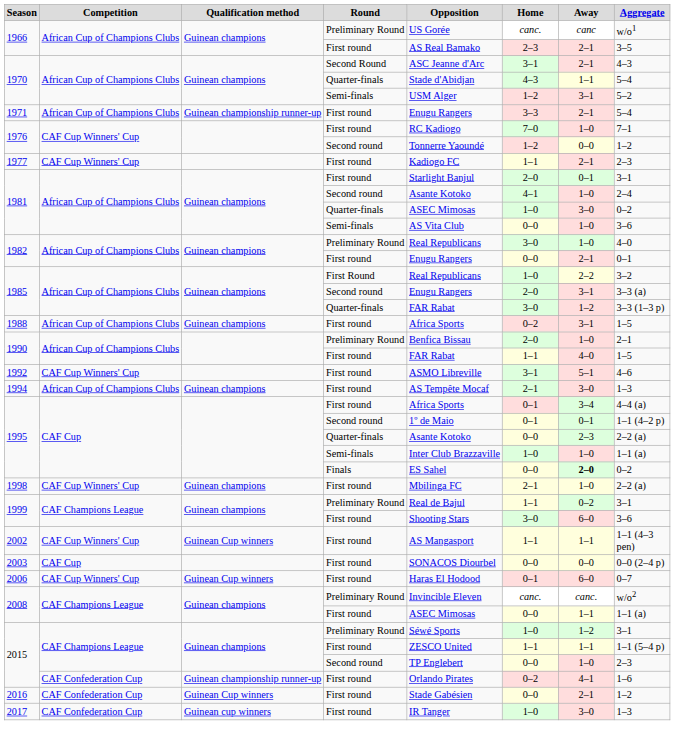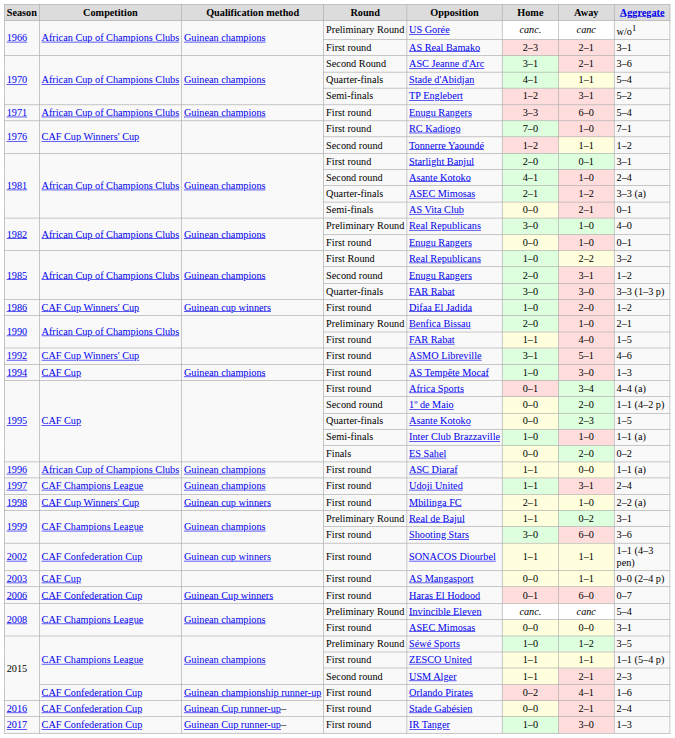(624, 47) 3–5 -> (624, 47) 3–1
(624, 64) 4–3 -> (624, 64) 3–6
(530, 80) 4–3 -> (530, 80) 4–1
(433, 96) USM Alger -> (436, 96) TP Englebert
(253, 112) Guinean championship runner-up -> (225, 112) Guinean champions
(586, 112) 2–1 -> (586, 112) 6–0
(586, 145) 0–0 -> (586, 145) 1–1
- row: (17, 161)
(530, 210) 1–0 -> (530, 194) 2–1
(586, 210) 3–0 -> (586, 194) 1–2
(624, 210) 0–2 -> (631, 194) 3–3 (a)
(586, 226) 1–0 -> (586, 210) 2–1
(624, 226) 3–6 -> (624, 210) 0–1
(586, 258) 2–1 -> (586, 242) 1–0
(631, 291) 3–3 (a) -> (624, 275) 1–2
(586, 307) 1–2 -> (586, 291) 3–0
+ row: (17, 307)
- row: (17, 323)
(110, 388) African Cup of Champions Clubs -> (61, 372) CAF Cup
(530, 388) 2–1 -> (530, 372) 1–0
(530, 421) 0–1 -> (530, 405) 0–0
(586, 421) 0–1 -> (586, 405) 2–0
(631, 437) 2–2 (a) -> (624, 421) 1–5
(586, 470) bold -> (586, 453) normal
+ row: (17, 470)
+ row: (17, 486)
(225, 486) Guinean champions -> (227, 502) Guinean cup winners
(90, 540) CAF Cup Winners' Cup -> (92, 557) CAF Confederation Cup
(229, 540) Guinean Cup winners -> (227, 557) Guinean cup winners
(441, 540) AS Mangasport -> (452, 557) SONACOS Diourbel
(452, 562) SONACOS Diourbel -> (441, 579) AS Mangasport
(586, 562) 0–0 -> (586, 579) 1–1
(90, 579) CAF Cup Winners' Cup -> (92, 595) CAF Confederation Cup
(586, 596) canc. -> (586, 611) canc
(626, 596) w/o2 -> (624, 611) 5–4
(586, 614) 1–1 -> (586, 627) 0–0
(631, 614) 1–1 (a) -> (624, 627) 3–1
(624, 630) 3–1 -> (624, 644) 3–5
(436, 663) TP Englebert -> (433, 676) USM Alger
(530, 663) 0–0 -> (530, 676) 1–1
(586, 663) 1–0 -> (586, 676) 2–1
(229, 695) Guinean Cup winners -> (235, 708) Guinean Cup runner-up–
(624, 695) 1–2 -> (624, 708) 2–4
(227, 711) Guinean cup winners -> (235, 725) Guinean Cup runner-up–
